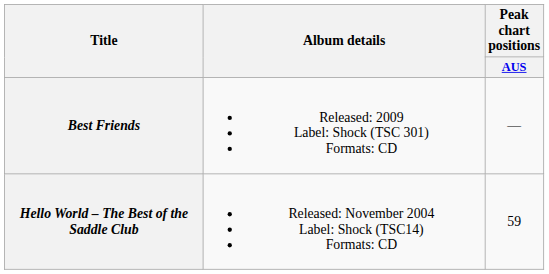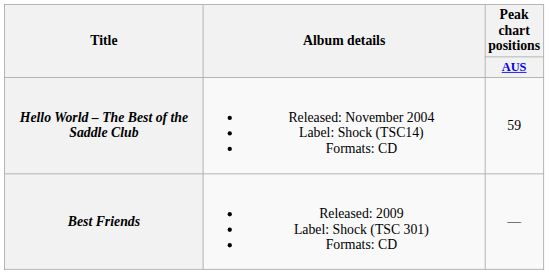rows swapped: (104, 221) <-> (104, 125)
